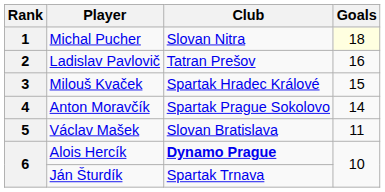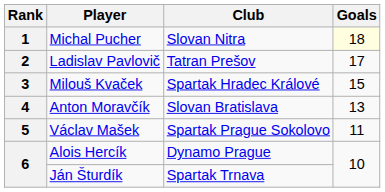(357, 61) 16 -> (357, 61) 17
(248, 107) Spartak Prague Sokolovo -> (222, 107) Slovan Bratislava
(357, 107) 14 -> (357, 107) 13
(222, 130) Slovan Bratislava -> (248, 130) Spartak Prague Sokolovo
(222, 152) bold -> (219, 152) normal
